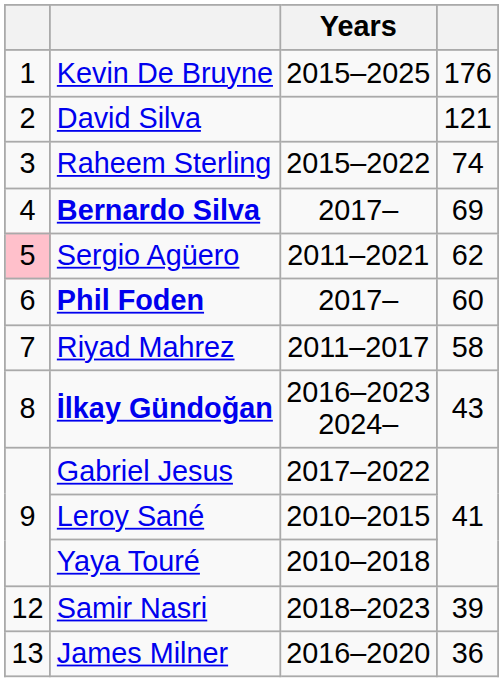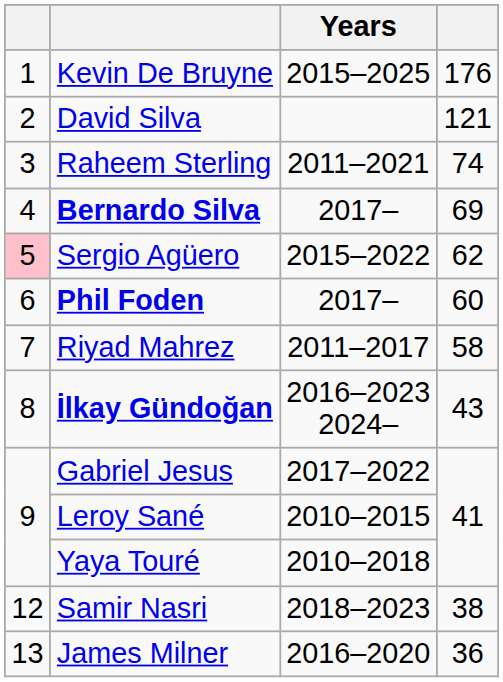(358, 164) 2015–2022 -> (358, 164) 2011–2021
(358, 255) 2011–2021 -> (358, 255) 2015–2022
(468, 607) 39 -> (468, 607) 38
